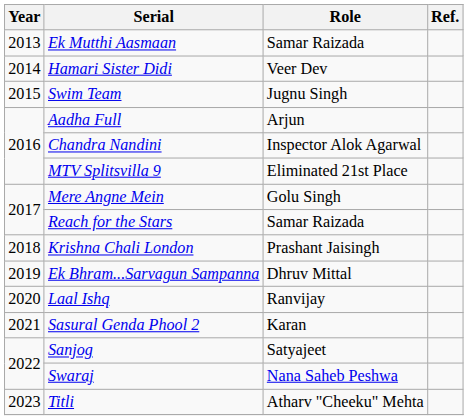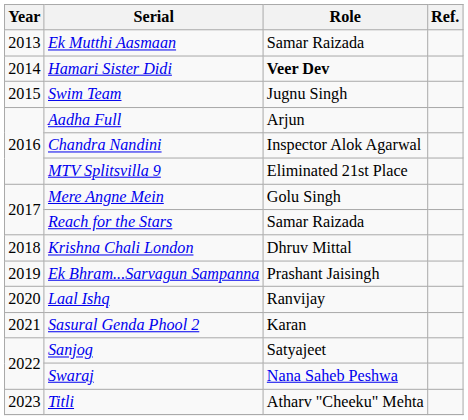(297, 68) normal -> (298, 68) bold
(323, 247) Prashant Jaisingh -> (309, 247) Dhruv Mittal
(309, 273) Dhruv Mittal -> (323, 273) Prashant Jaisingh
